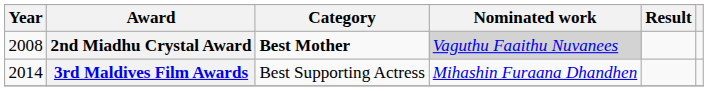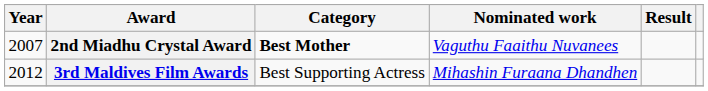(26, 45) 2008 -> (26, 45) 2007
(525, 45) lightgrey background -> (525, 45) no background
(26, 72) 2014 -> (26, 72) 2012
